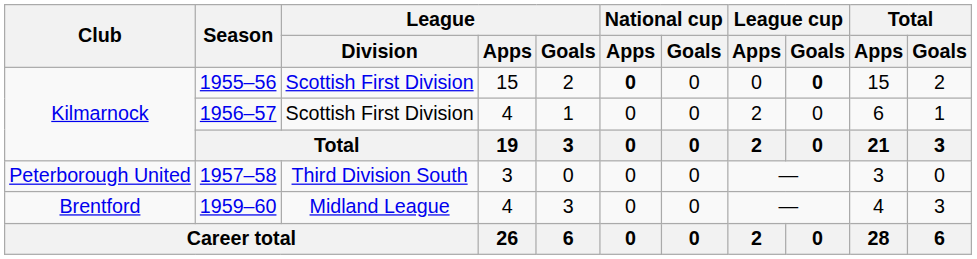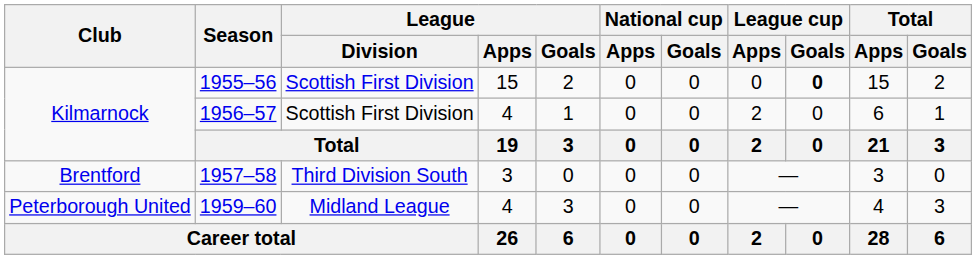(631, 82) bold -> (631, 82) normal
(100, 176) Peterborough United -> (100, 176) Brentford
(100, 207) Brentford -> (100, 207) Peterborough United
